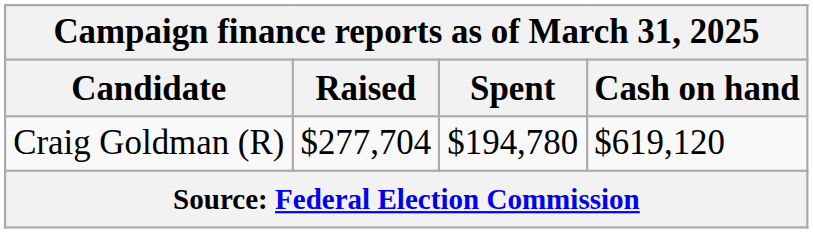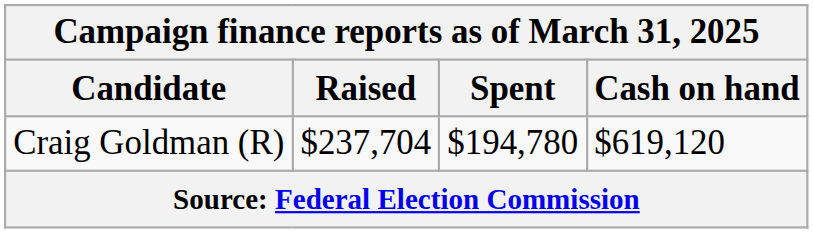(366, 142) $277,704 -> (366, 142) $237,704
